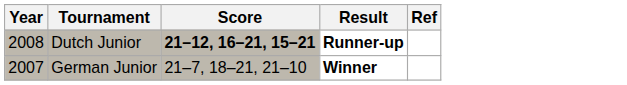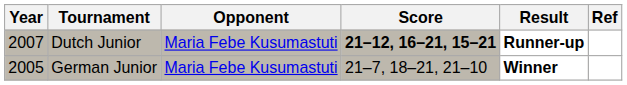+ column: (251, 18)
(26, 43) 2008 -> (26, 43) 2007
(26, 68) 2007 -> (26, 68) 2005
